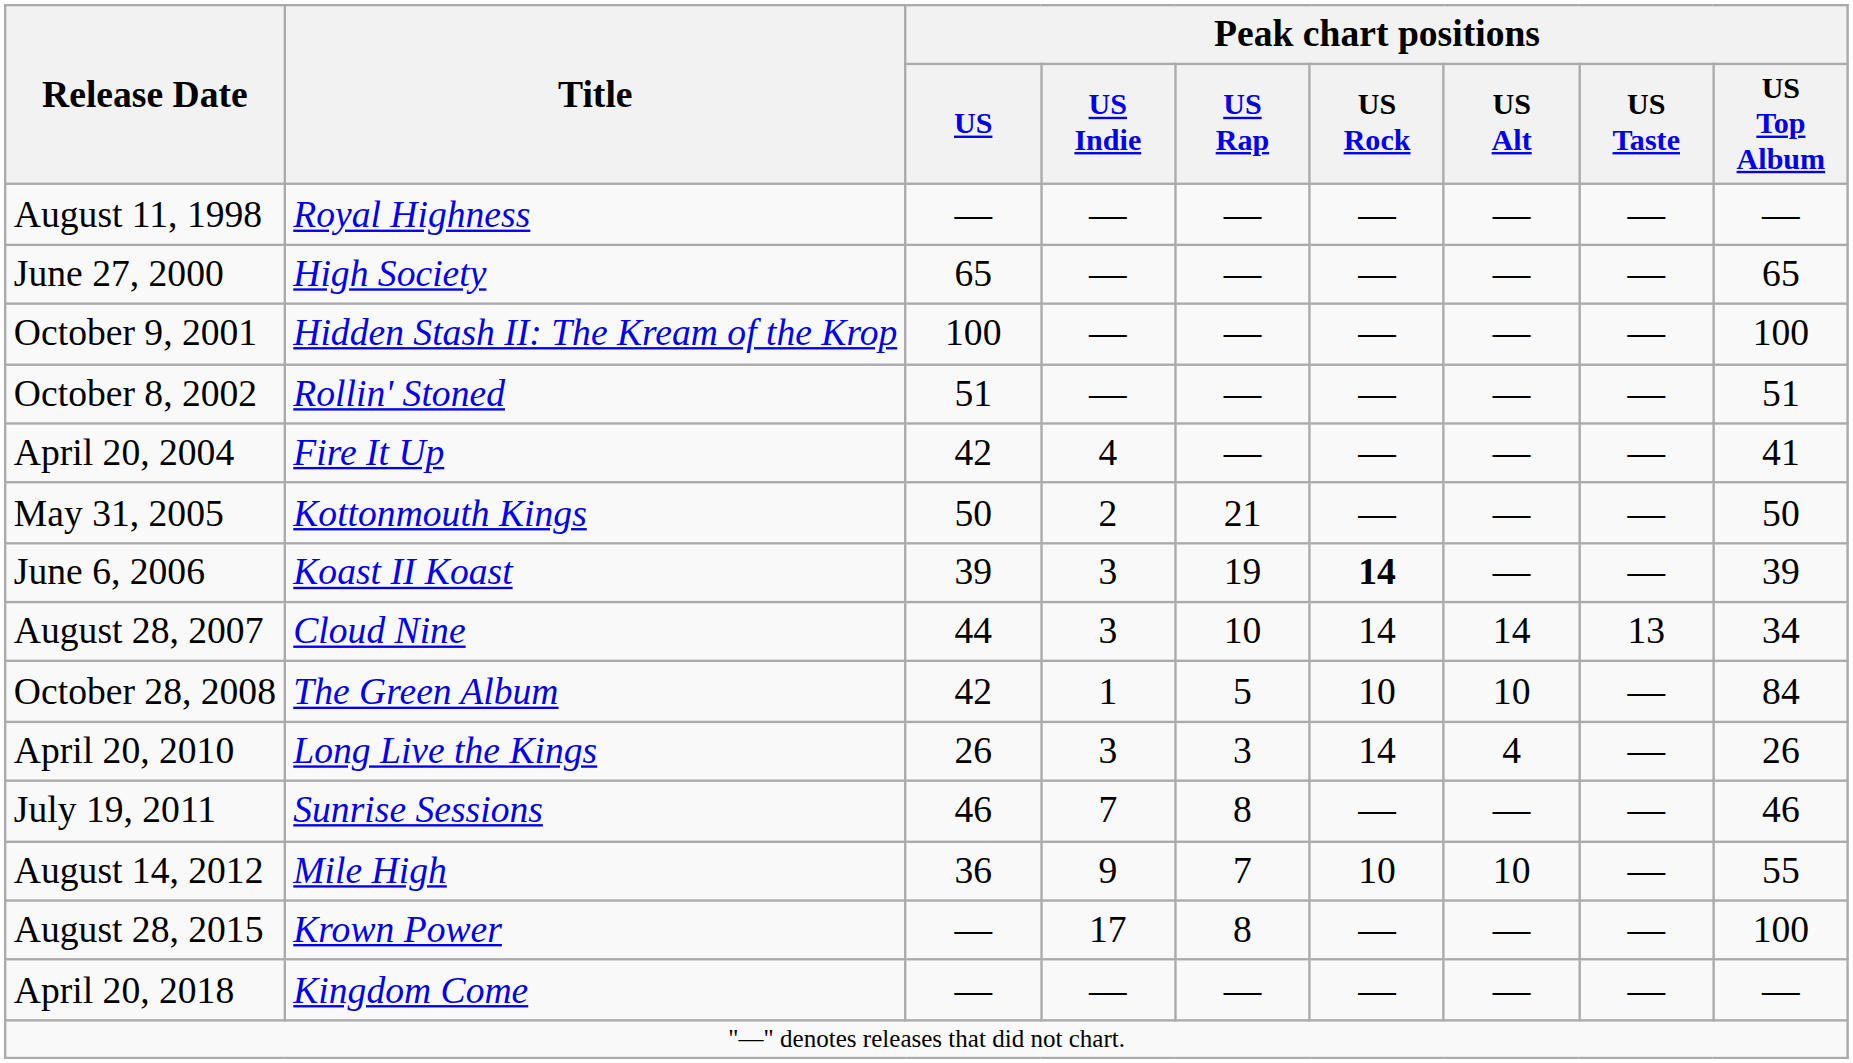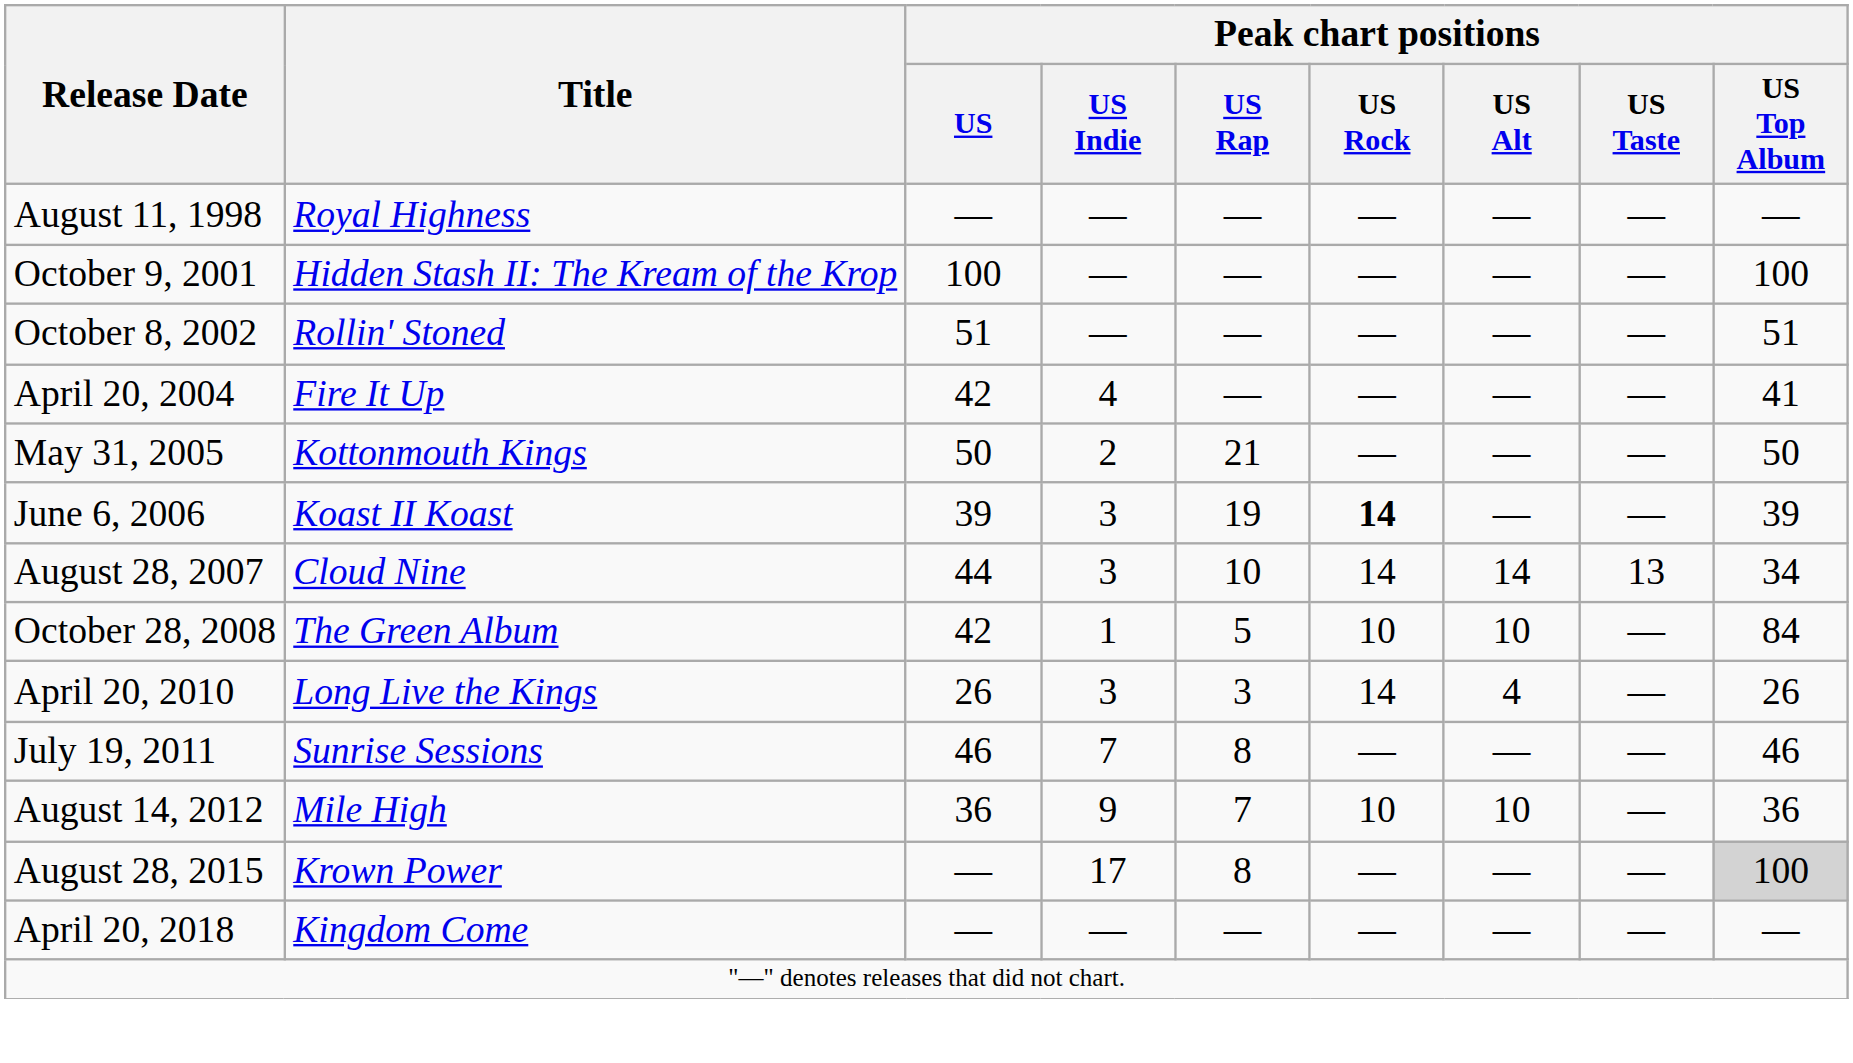- row: (119, 273)
(1781, 869) 55 -> (1781, 810) 36
(1781, 929) no background -> (1781, 869) lightgrey background
